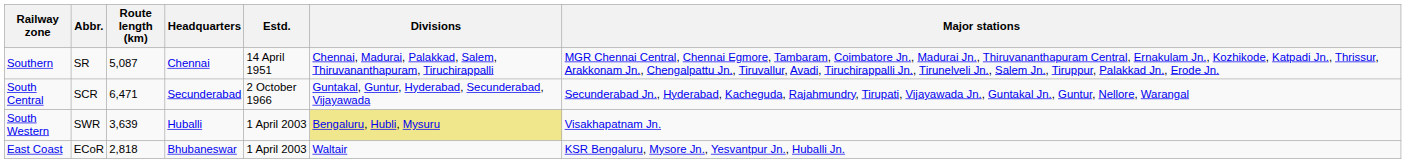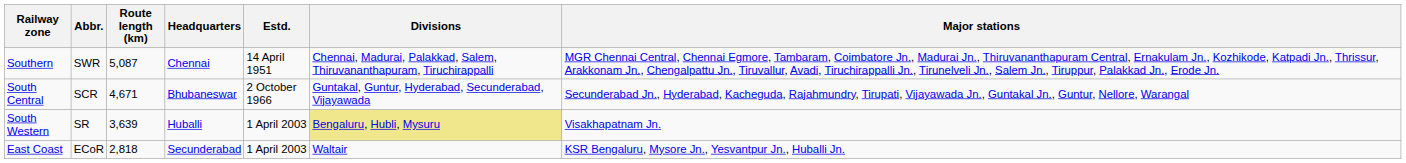(82, 63) SR -> (87, 63) SWR
(123, 94) 6,471 -> (123, 94) 4,671
(204, 94) Secunderabad -> (202, 94) Bhubaneswar
(87, 125) SWR -> (82, 125) SR
(202, 149) Bhubaneswar -> (204, 149) Secunderabad
